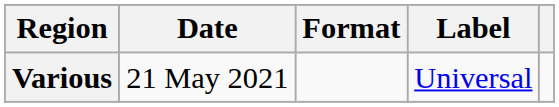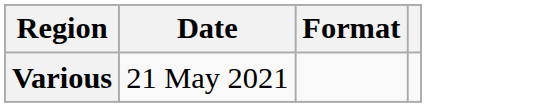- column: (473, 28)
